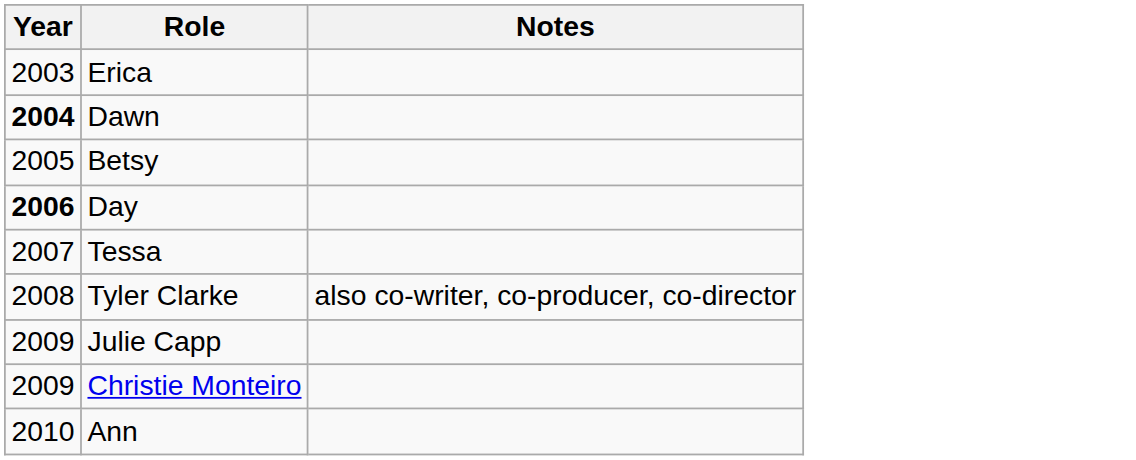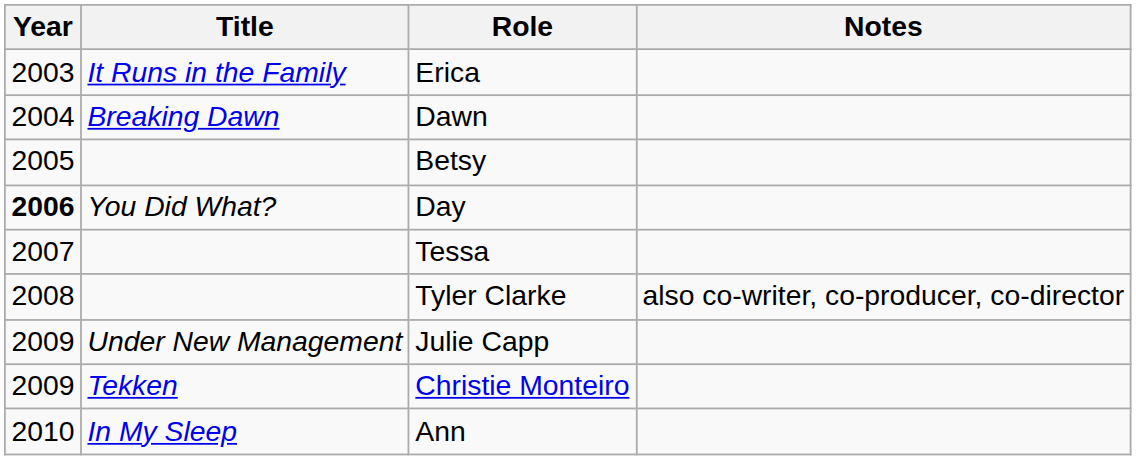+ column: (245, 26)
(43, 116) bold -> (43, 116) normal
